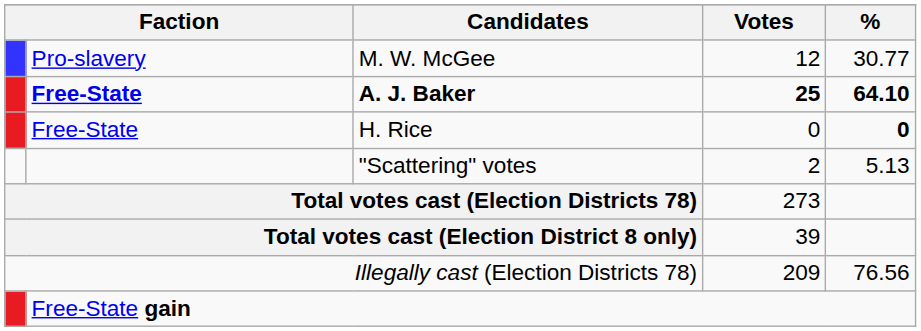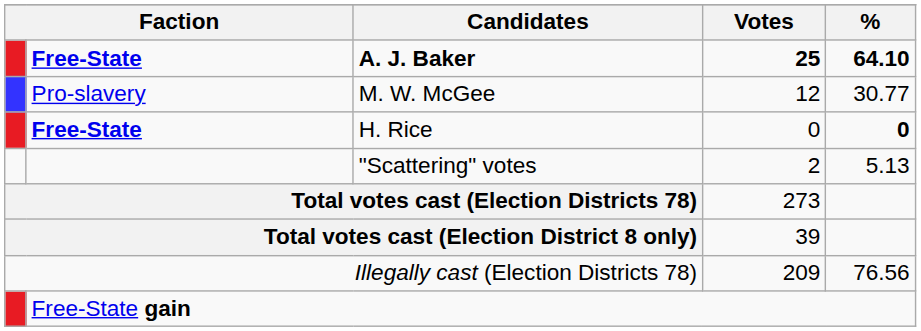rows swapped: (417, 93) <-> (427, 58)
(85, 129) normal -> (87, 129) bold
